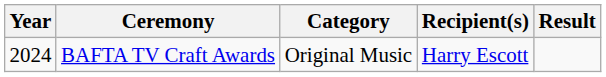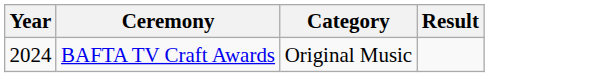- column: (475, 21)
